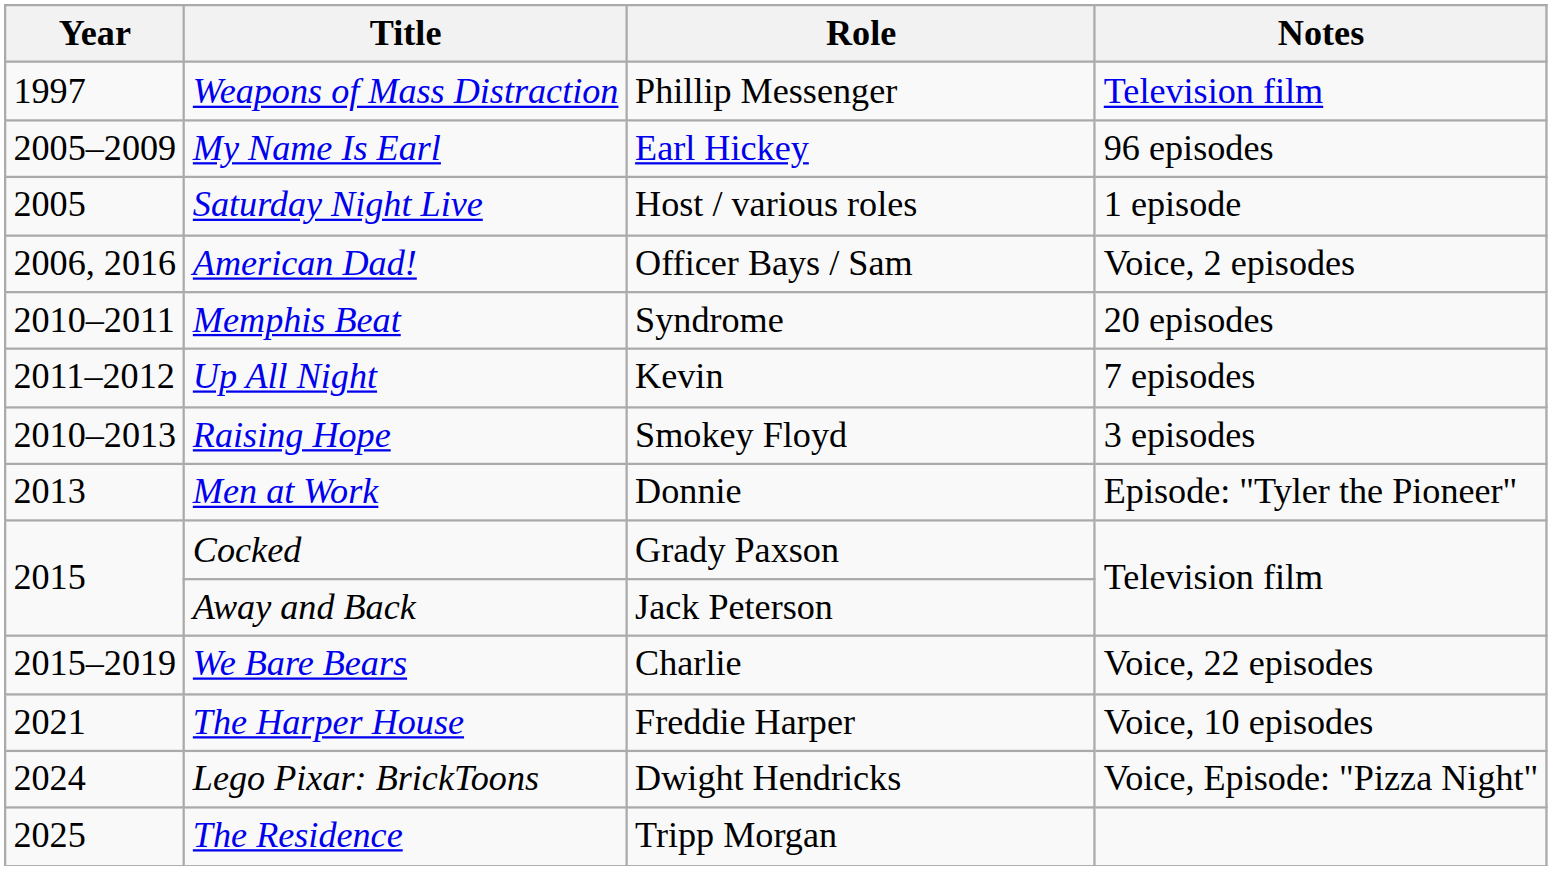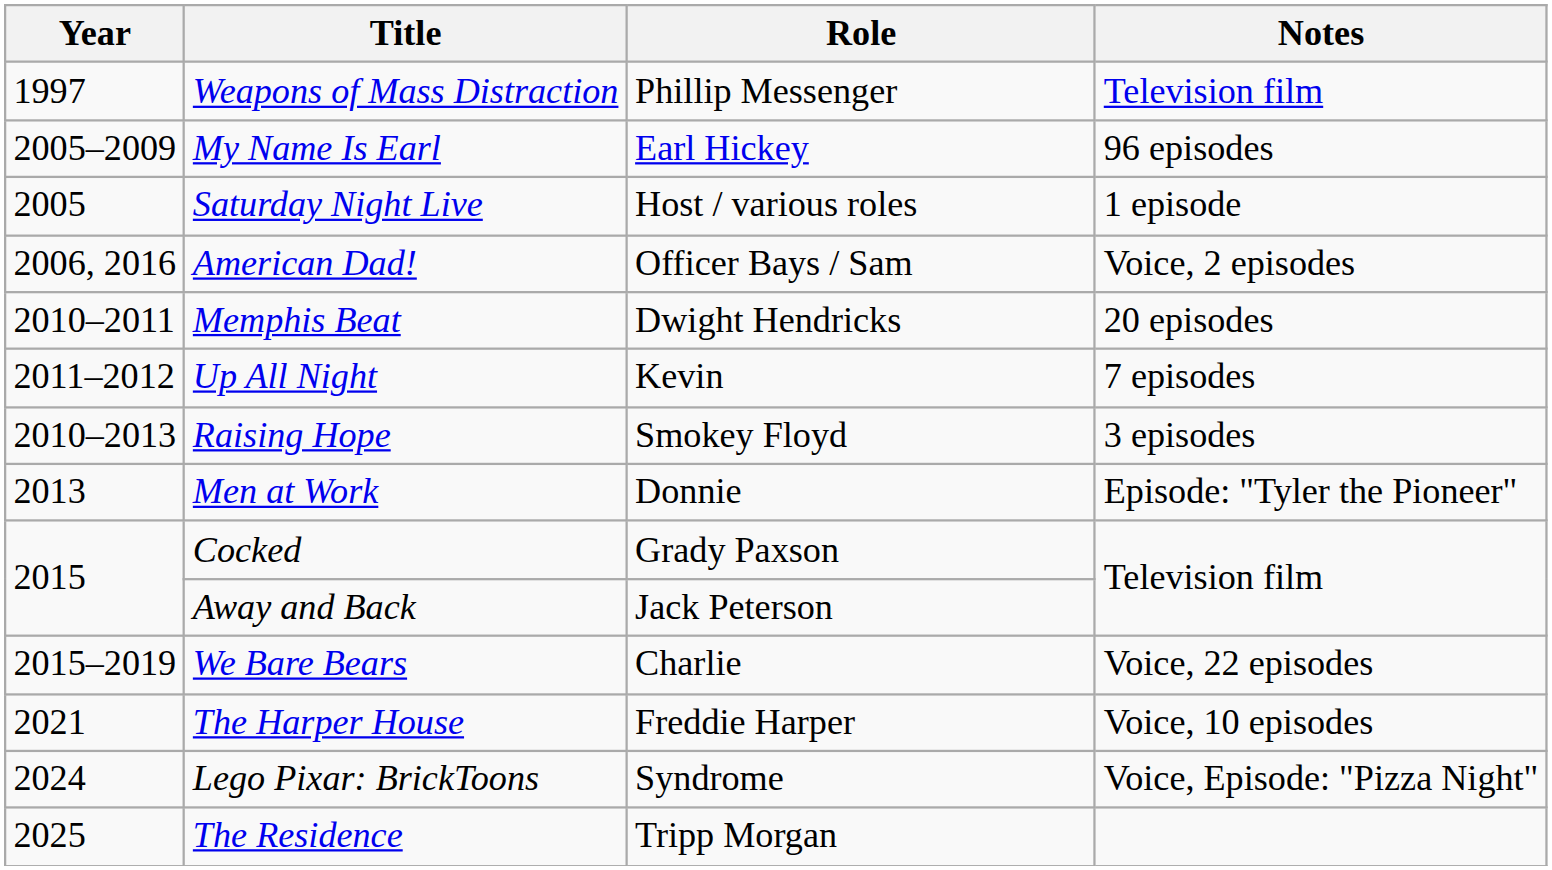(709, 319) Syndrome -> (768, 319) Dwight Hendricks
(768, 778) Dwight Hendricks -> (709, 778) Syndrome
